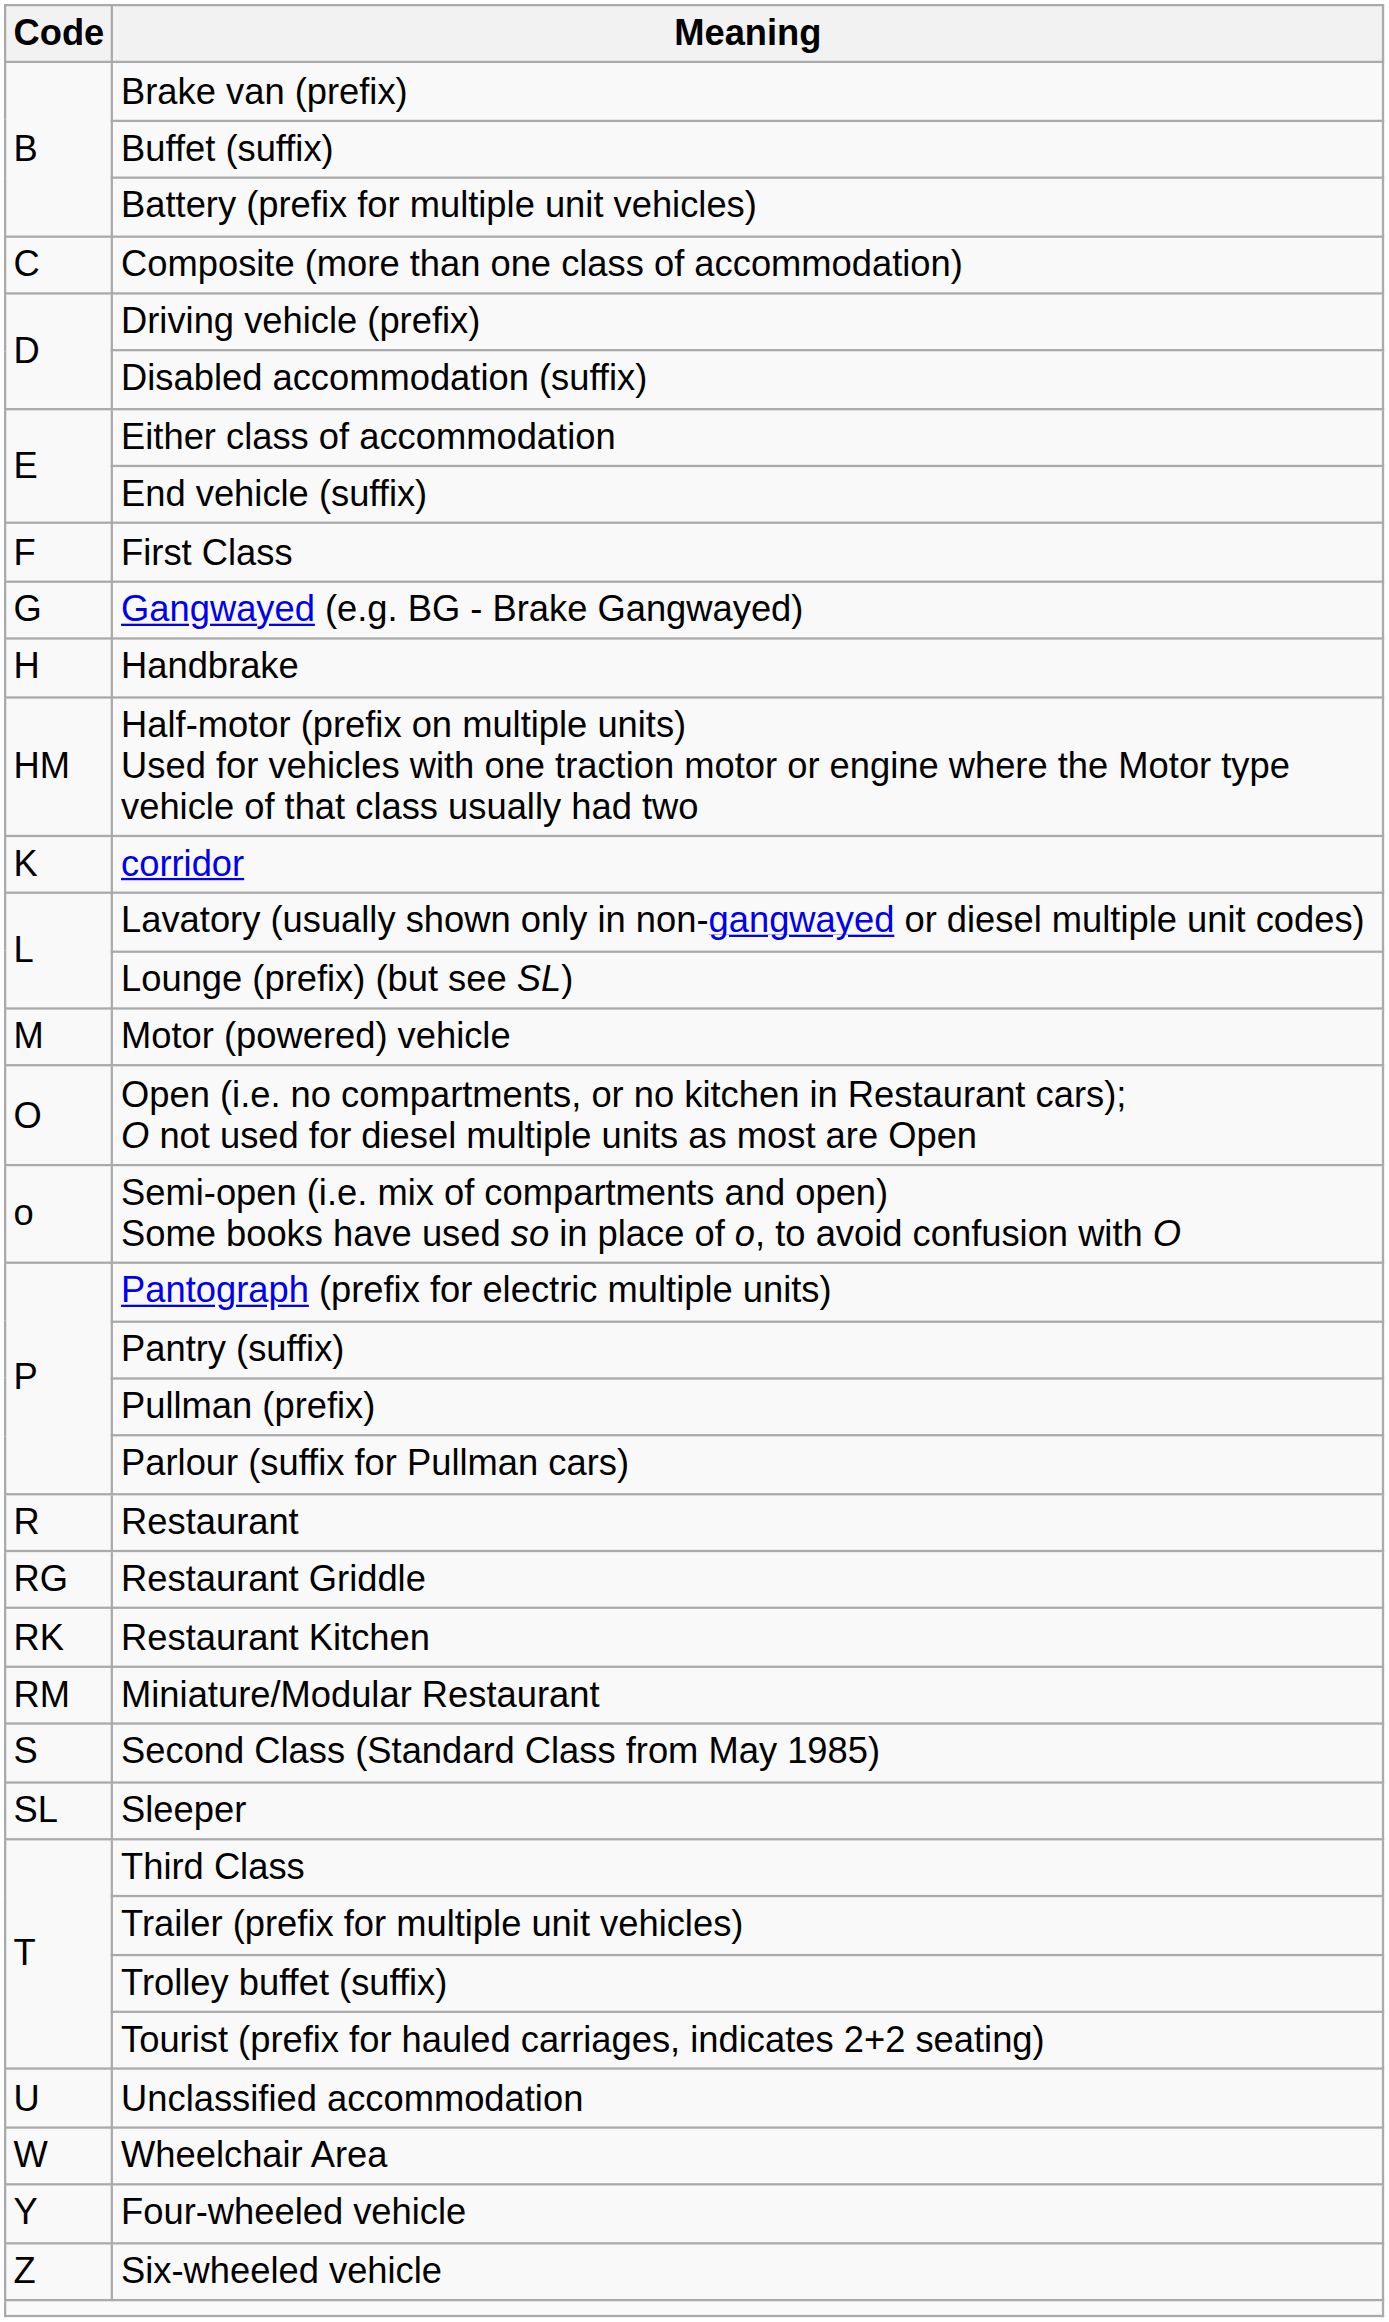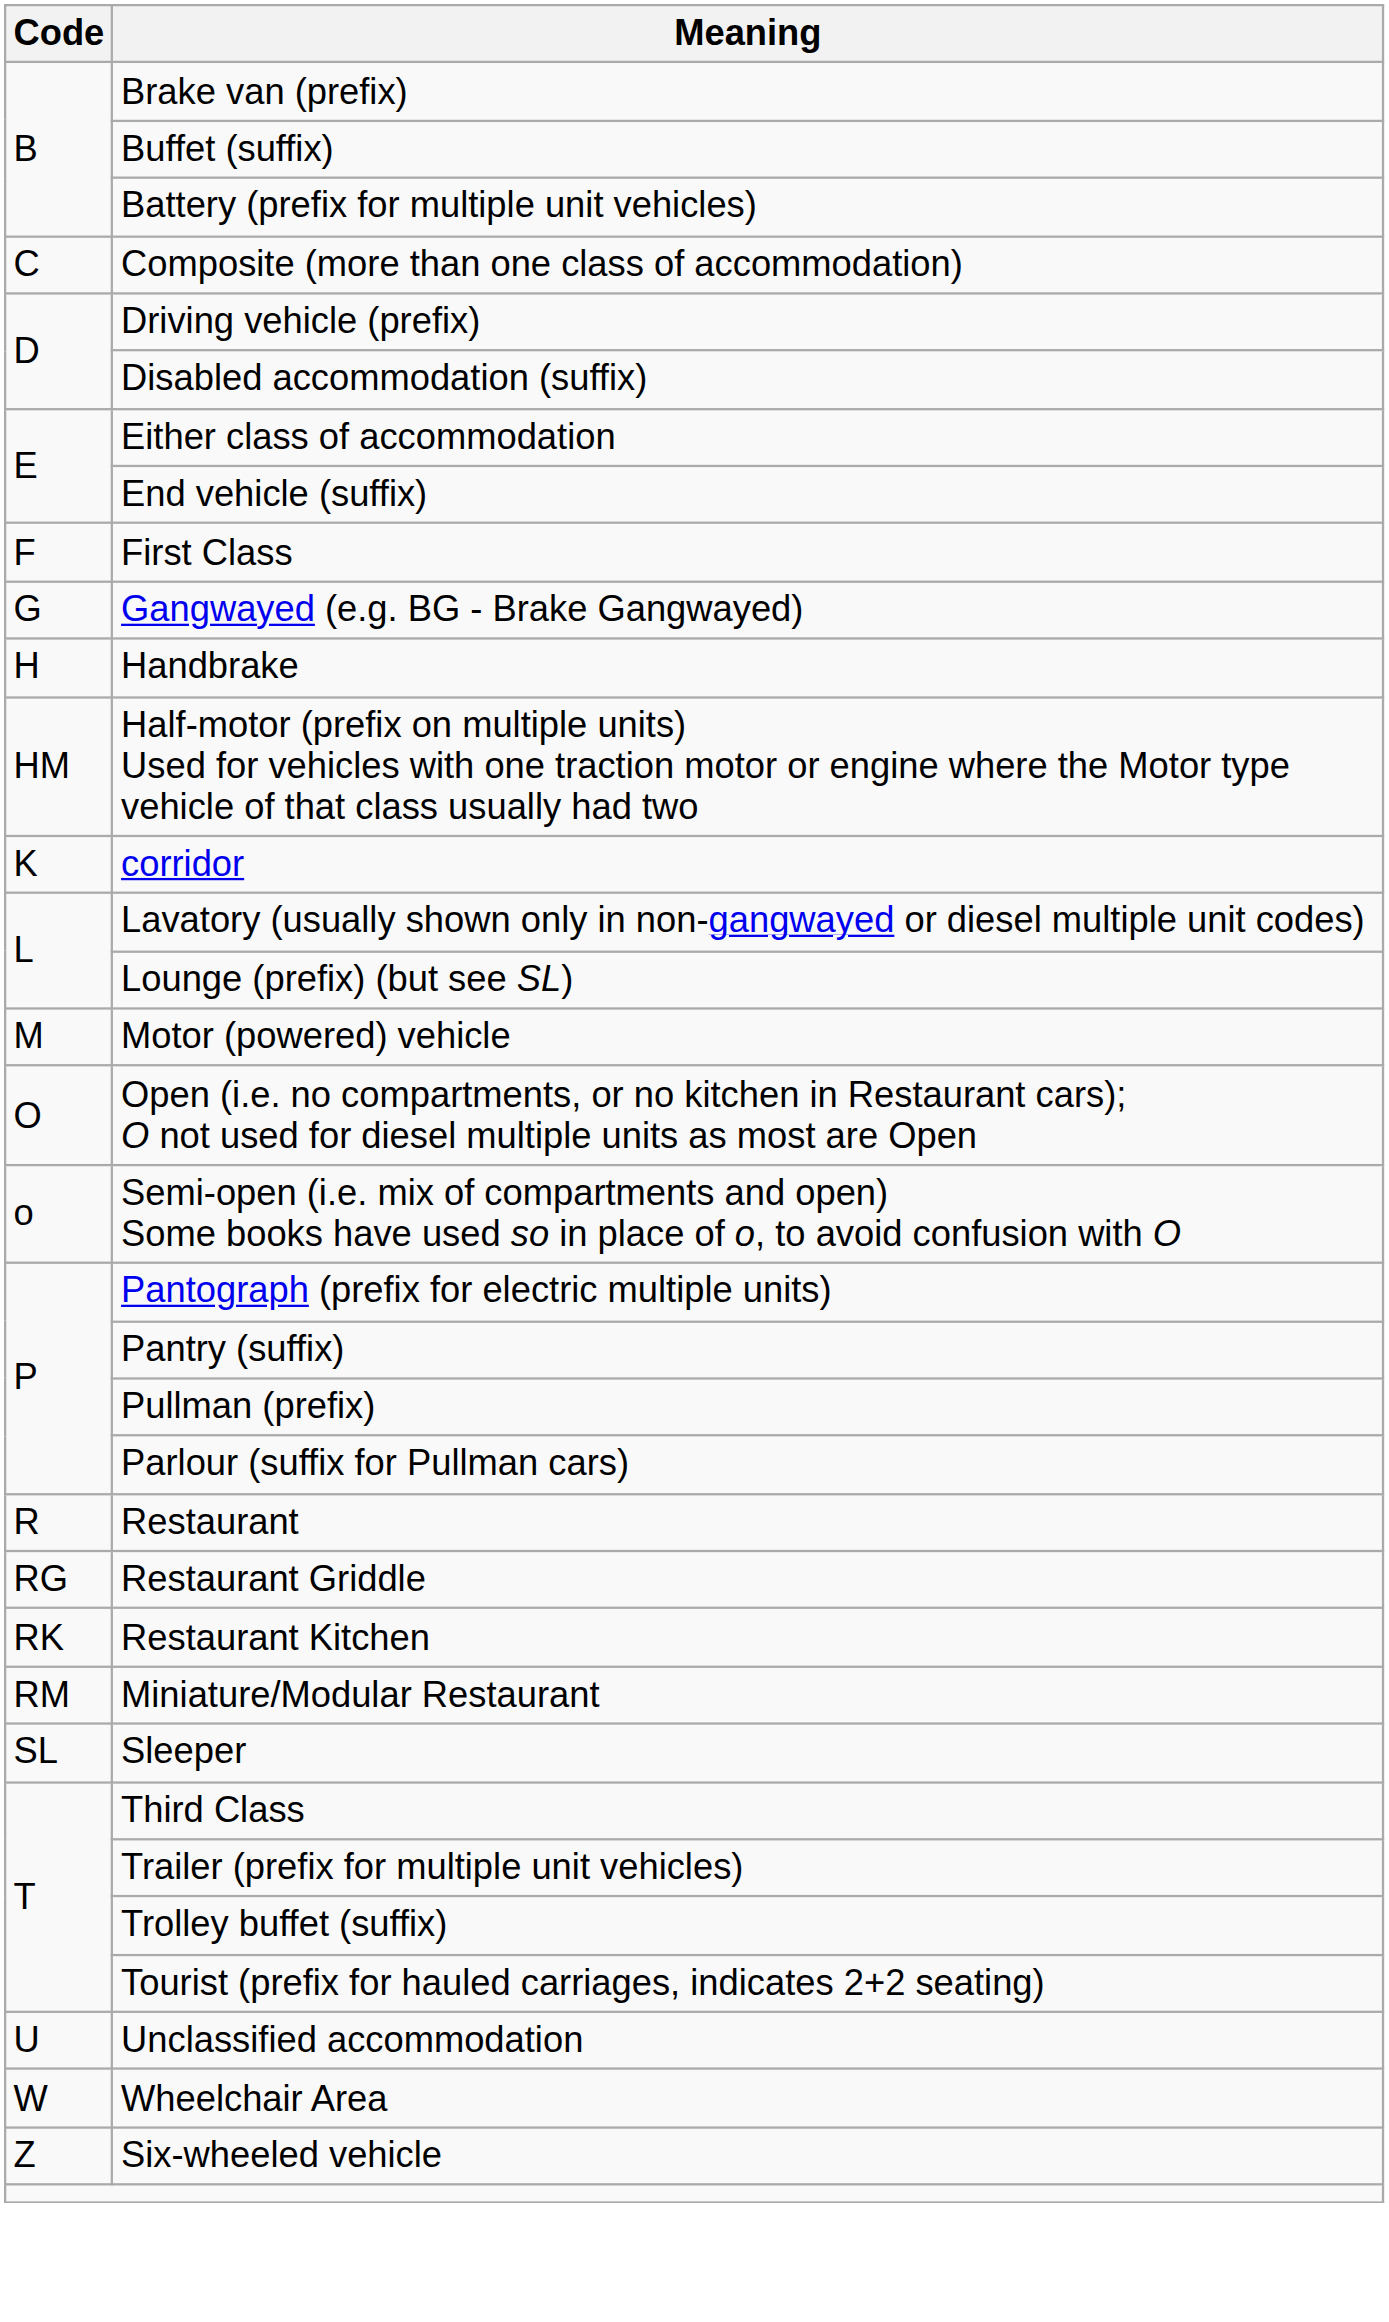- row: (501, 1751)
- row: (294, 2212)
